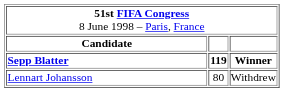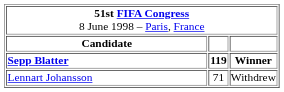(218, 77) 80 -> (218, 77) 71
